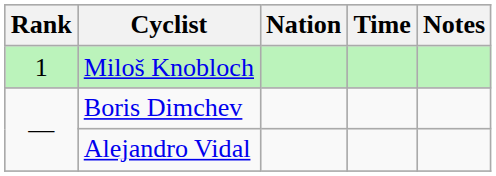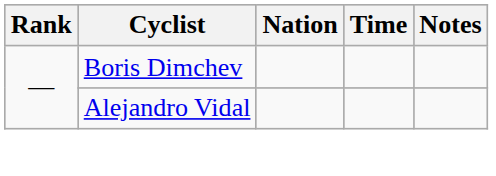- row: (169, 66)
